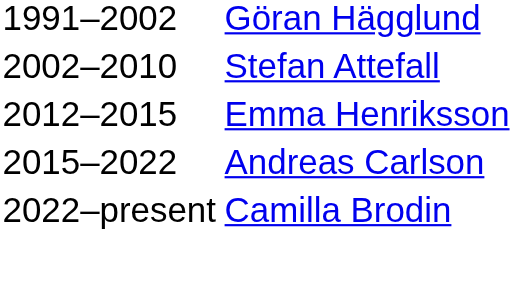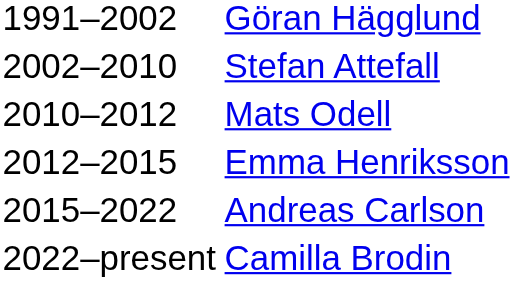+ row: (308, 114)
